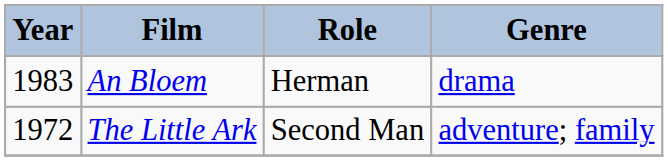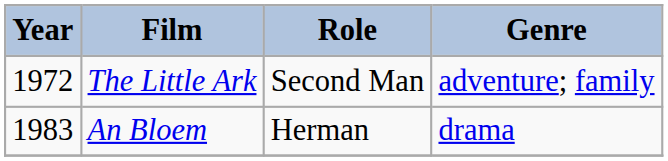rows swapped: (147, 80) <-> (172, 130)
